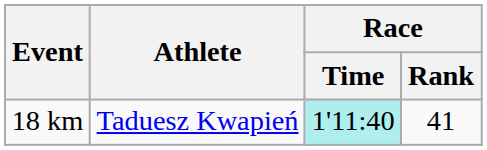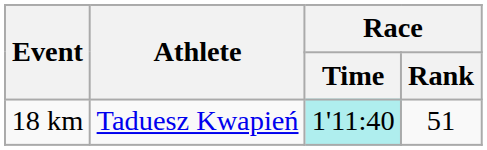(441, 121) 41 -> (441, 121) 51
